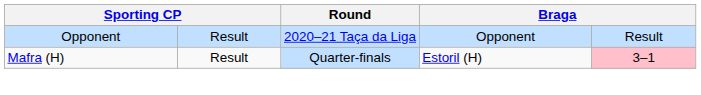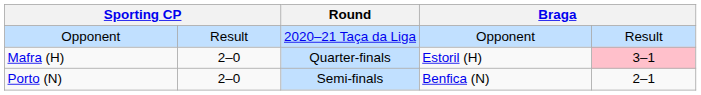(229, 57) Result -> (229, 57) 2–0
+ row: (35, 79)
